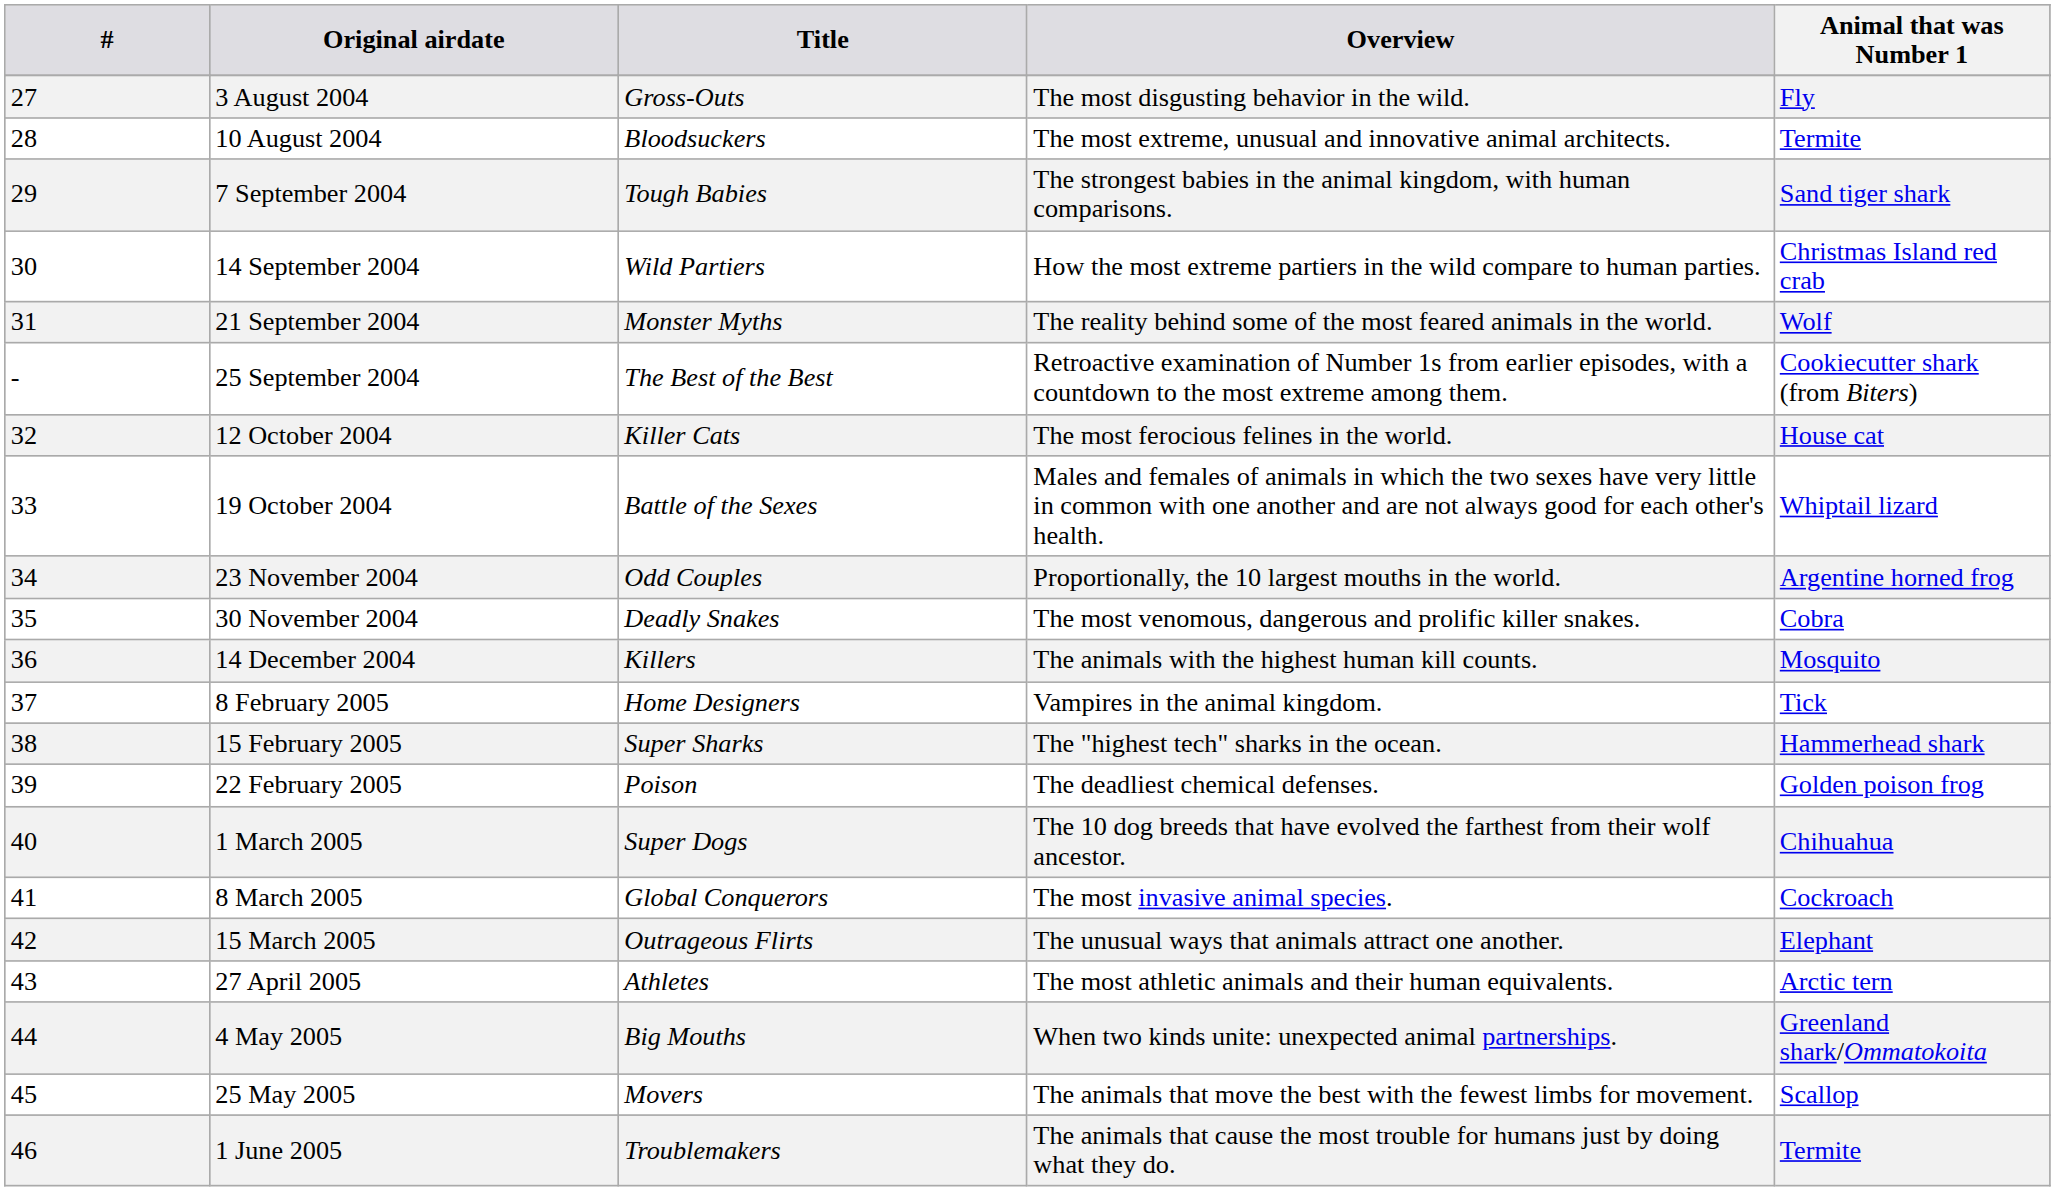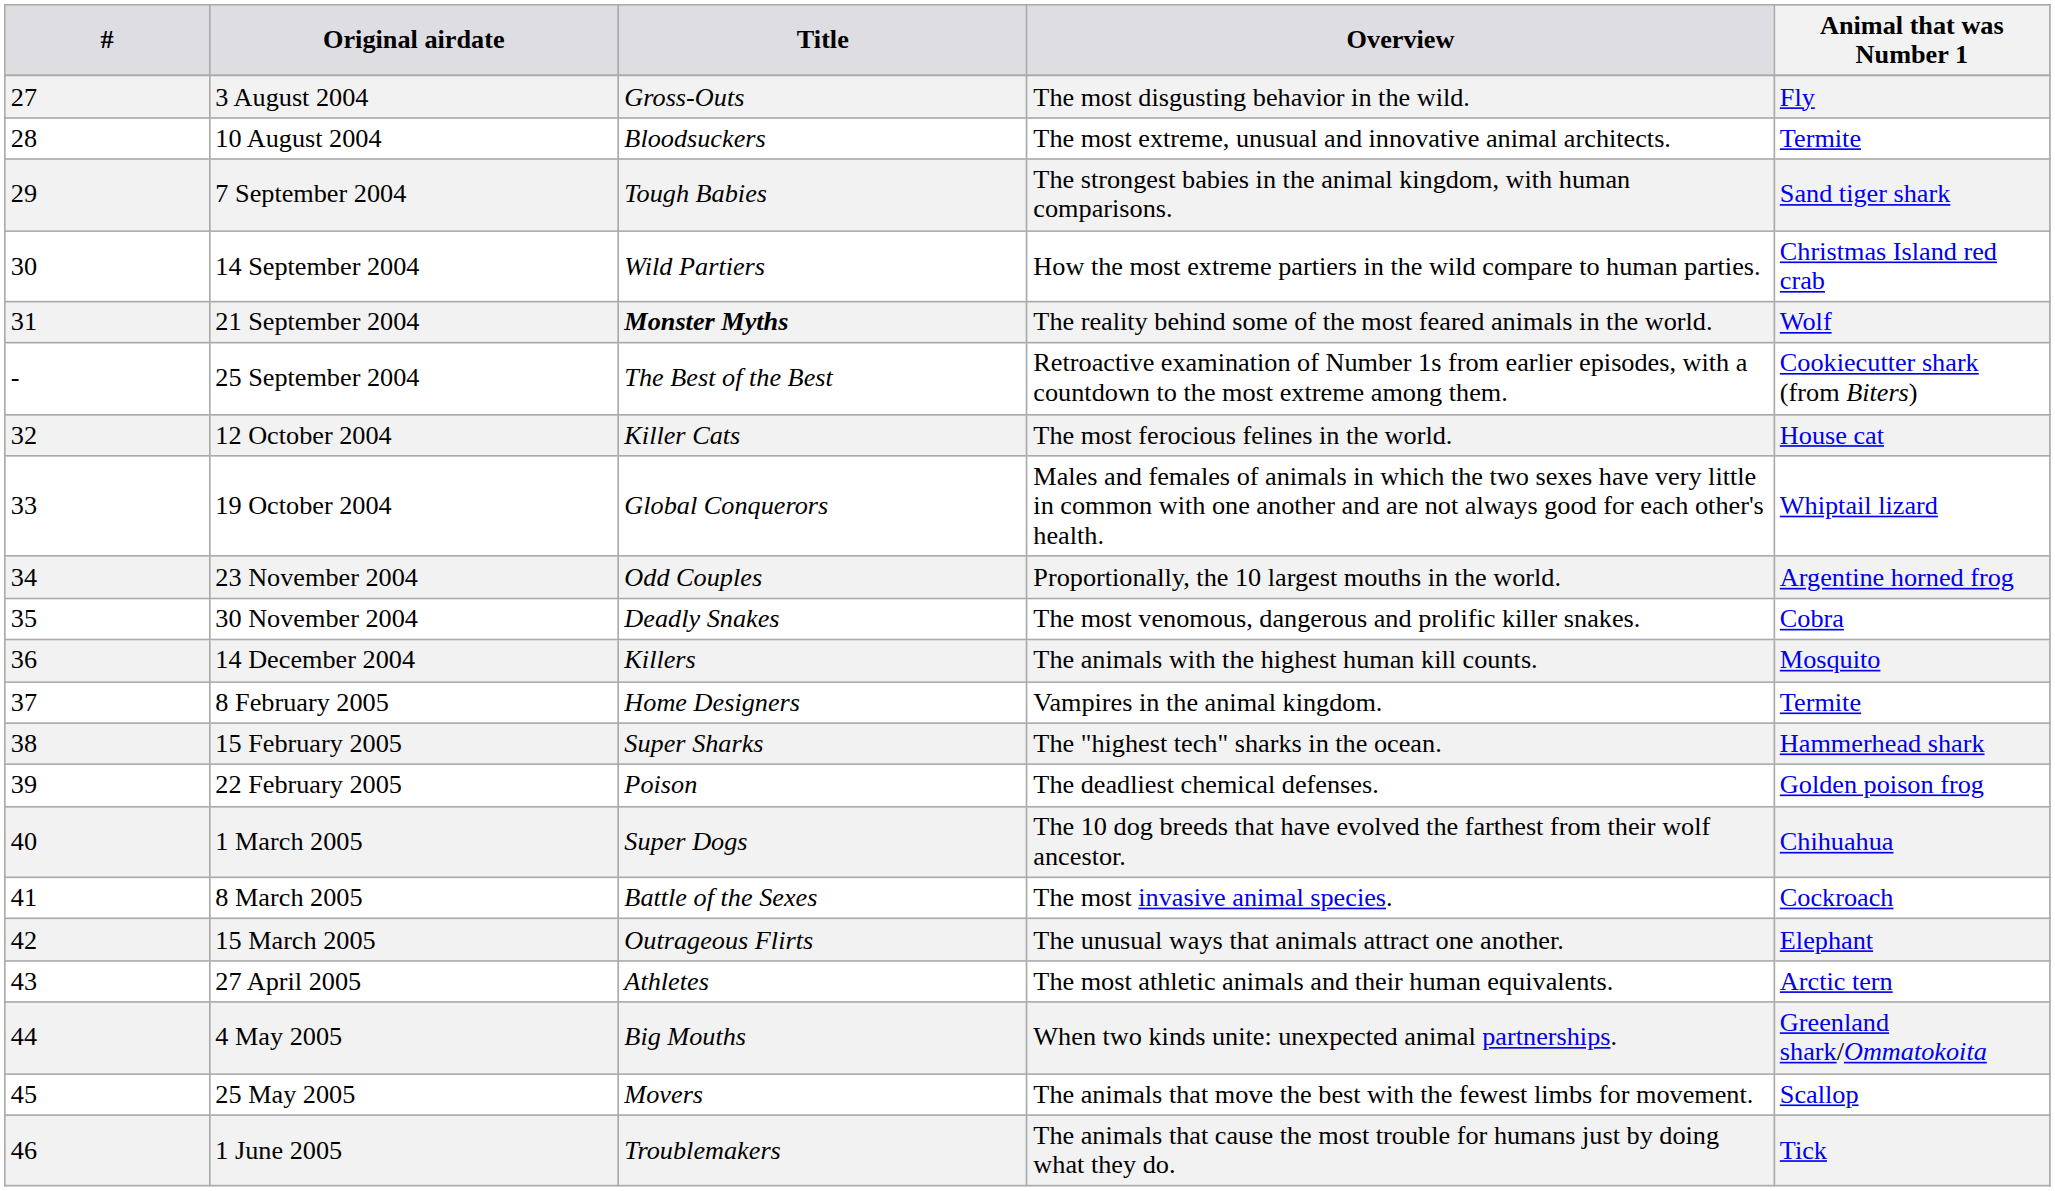(703, 321) normal -> (706, 321) bold
(721, 505) Battle of the Sexes -> (726, 505) Global Conquerors
(1803, 701) Tick -> (1820, 701) Termite
(726, 897) Global Conquerors -> (721, 897) Battle of the Sexes
(1820, 1150) Termite -> (1803, 1150) Tick
